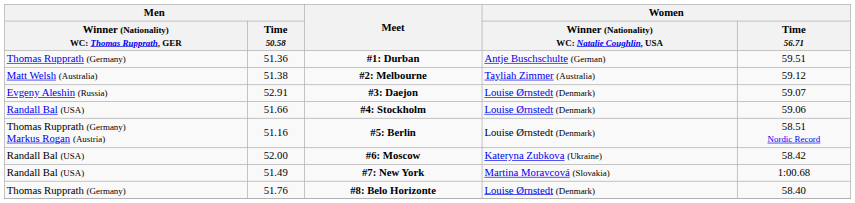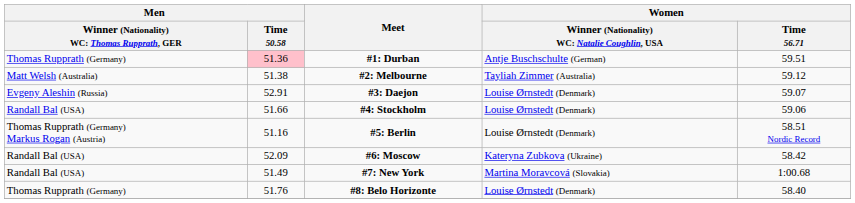(276, 59) no background -> (276, 59) pink background
(276, 156) 52.00 -> (276, 156) 52.09
